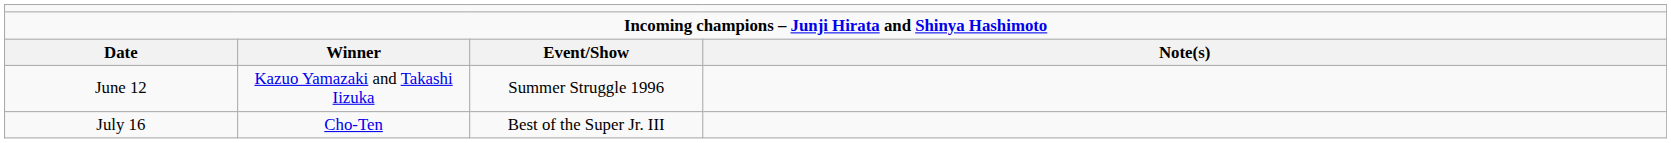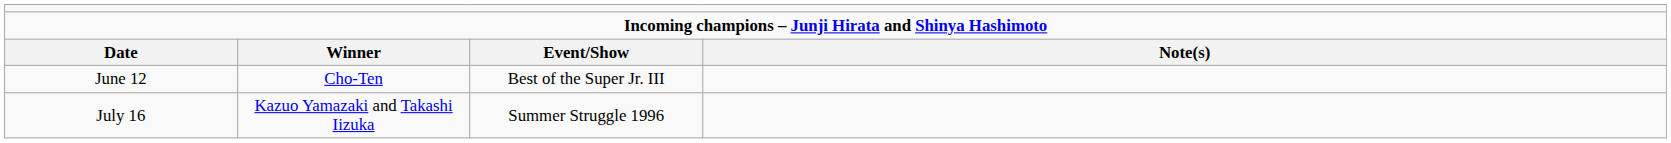(354, 88) Kazuo Yamazaki and Takashi Iizuka -> (354, 78) Cho-Ten
(586, 88) Summer Struggle 1996 -> (586, 78) Best of the Super Jr. III
(354, 124) Cho-Ten -> (354, 114) Kazuo Yamazaki and Takashi Iizuka
(586, 124) Best of the Super Jr. III -> (586, 114) Summer Struggle 1996
